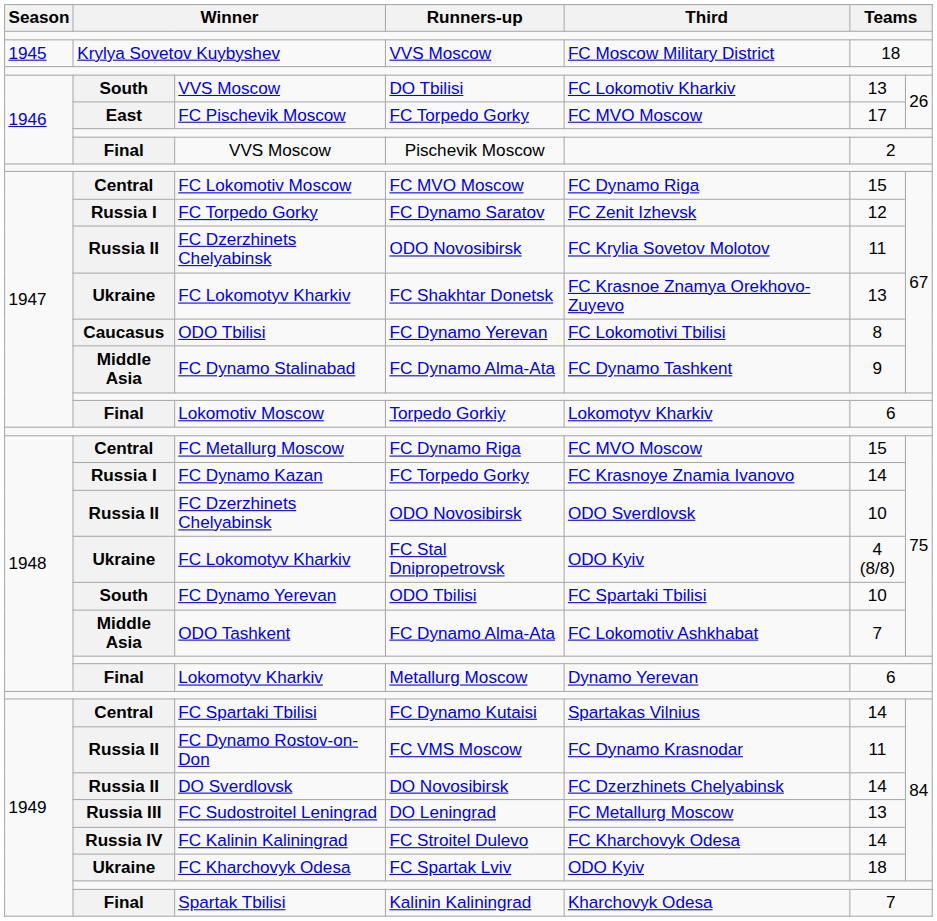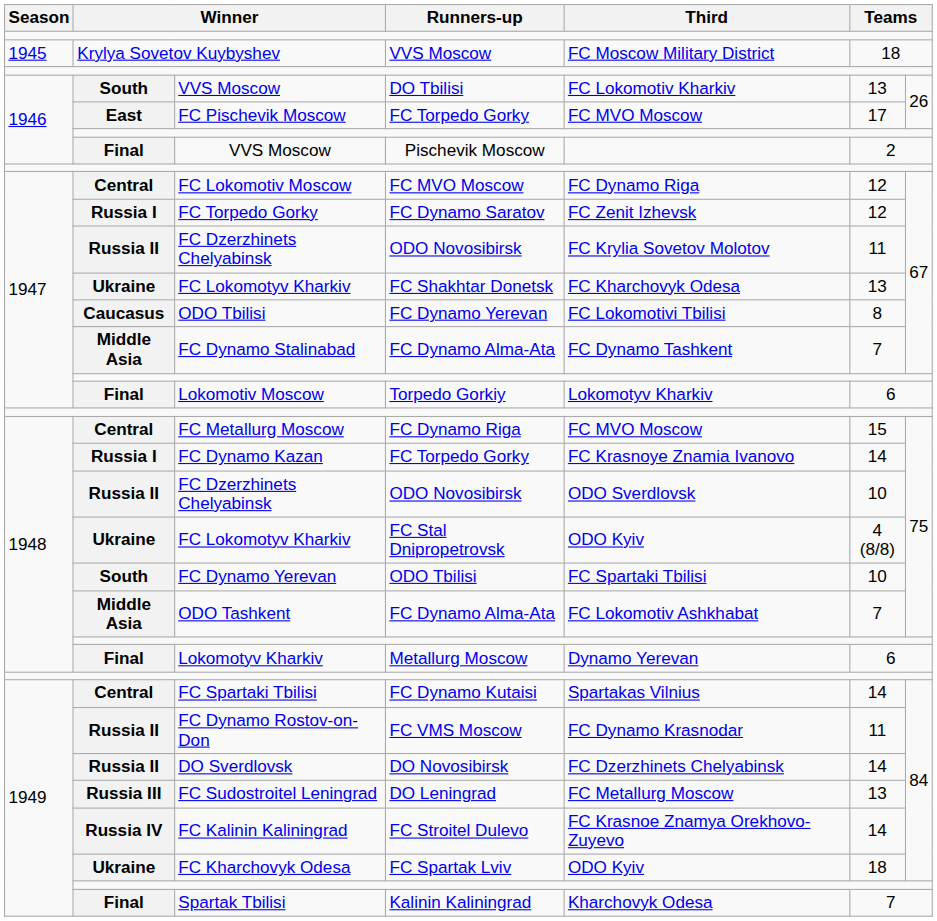(877, 185) 15 -> (877, 185) 12
(689, 295) FC Krasnoe Znamya Orekhovo-Zuyevo -> (654, 286) FC Kharchovyk Odesa
(877, 369) 9 -> (877, 350) 7
(654, 840) FC Kharchovyk Odesa -> (689, 830) FC Krasnoe Znamya Orekhovo-Zuyevo
